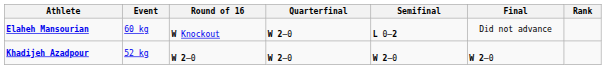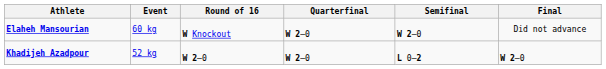- column: (583, 11)
(385, 34) L 0–2 -> (409, 34) W 2–0
(385, 57) W 2–0 -> (409, 57) L 0–2
